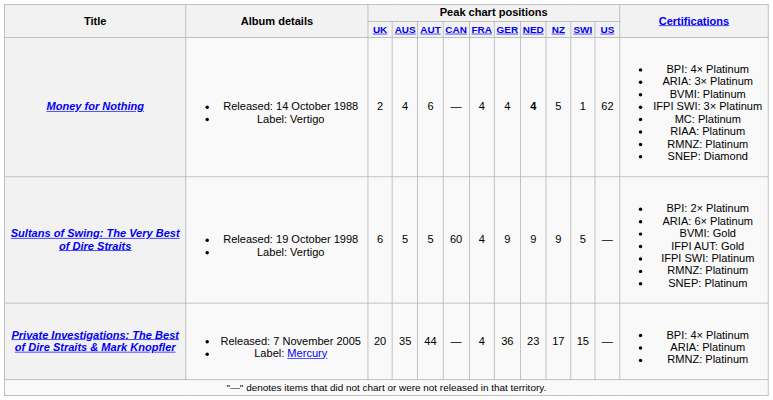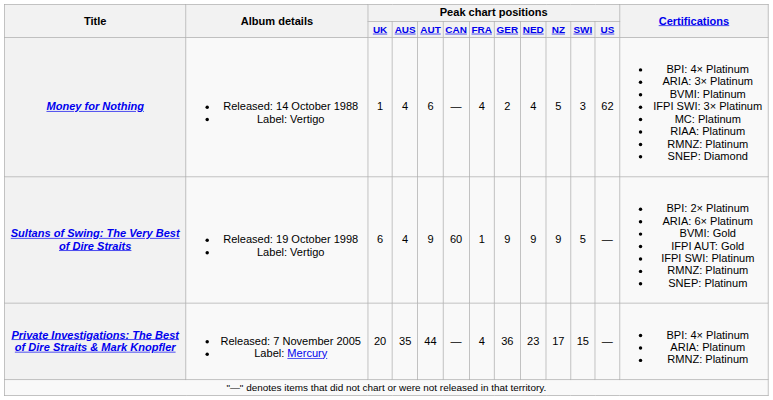(380, 107) 2 -> (380, 107) 1
(507, 107) 4 -> (507, 107) 2
(533, 107) bold -> (533, 107) normal
(583, 107) 1 -> (583, 107) 3
(405, 239) 5 -> (405, 239) 4
(430, 239) 5 -> (430, 239) 9
(482, 239) 4 -> (482, 239) 1
